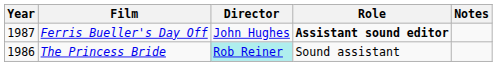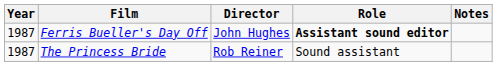(21, 52) 1986 -> (21, 52) 1987
(248, 52) paleturquoise background -> (248, 52) no background
